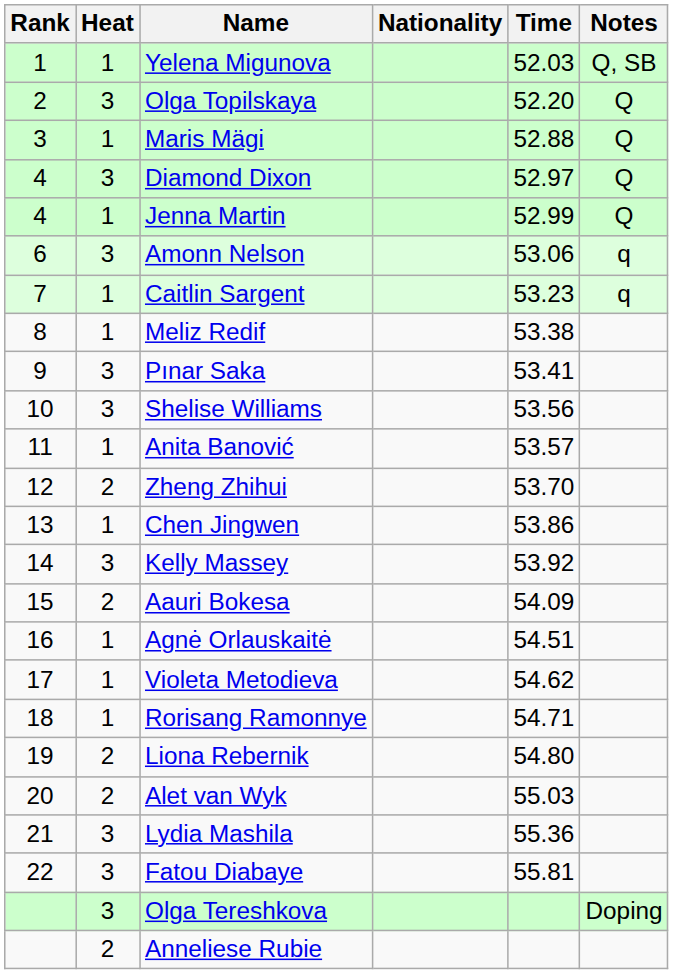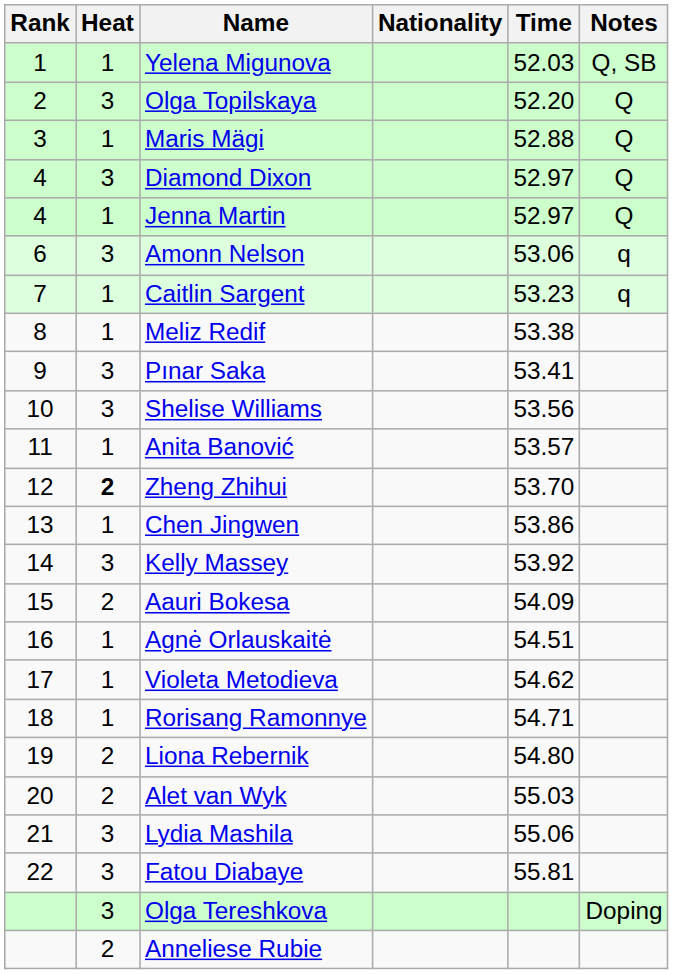(544, 216) 52.99 -> (544, 216) 52.97
(107, 486) normal -> (107, 486) bold
(544, 833) 55.36 -> (544, 833) 55.06
